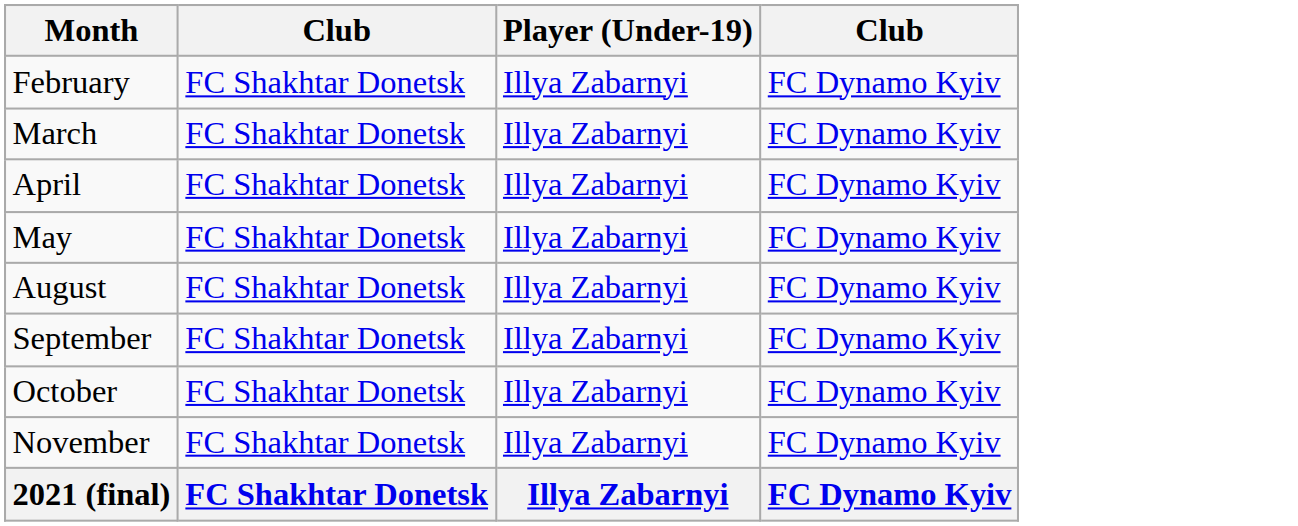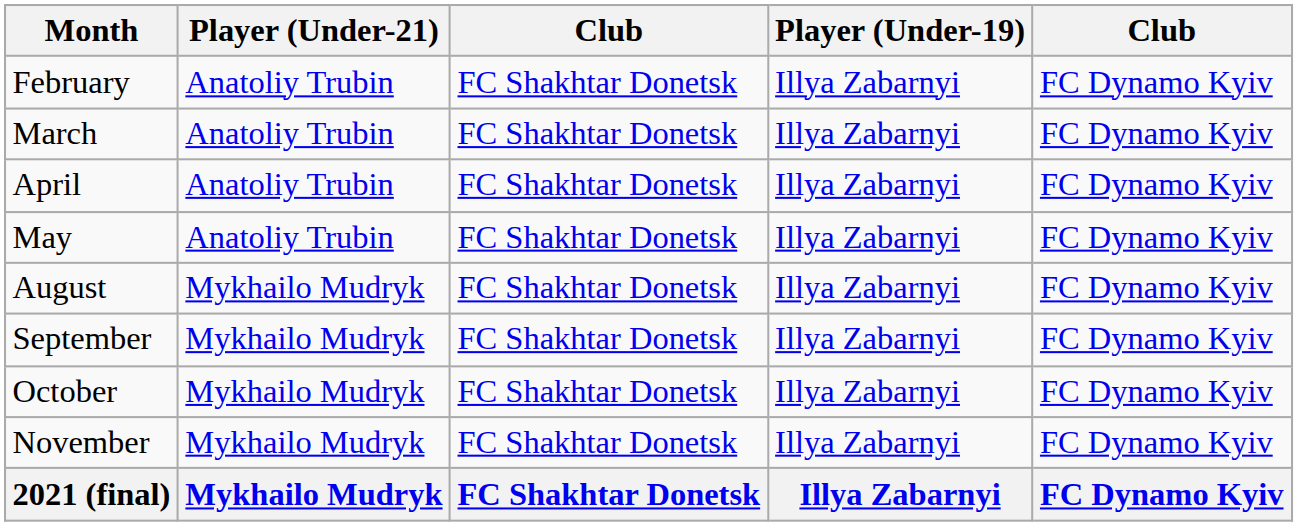+ column: (314, 30)
